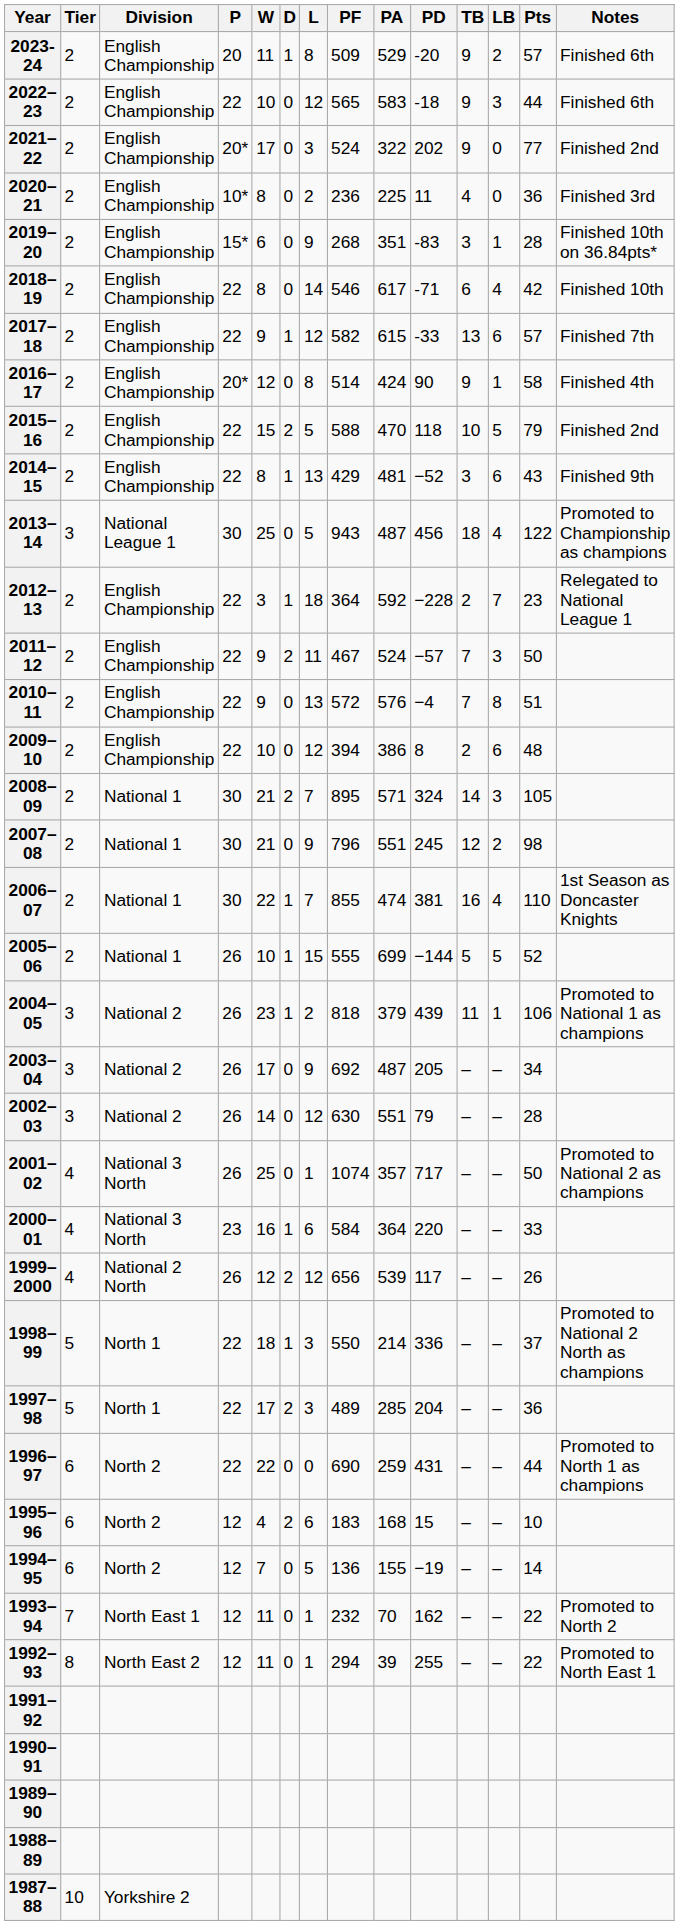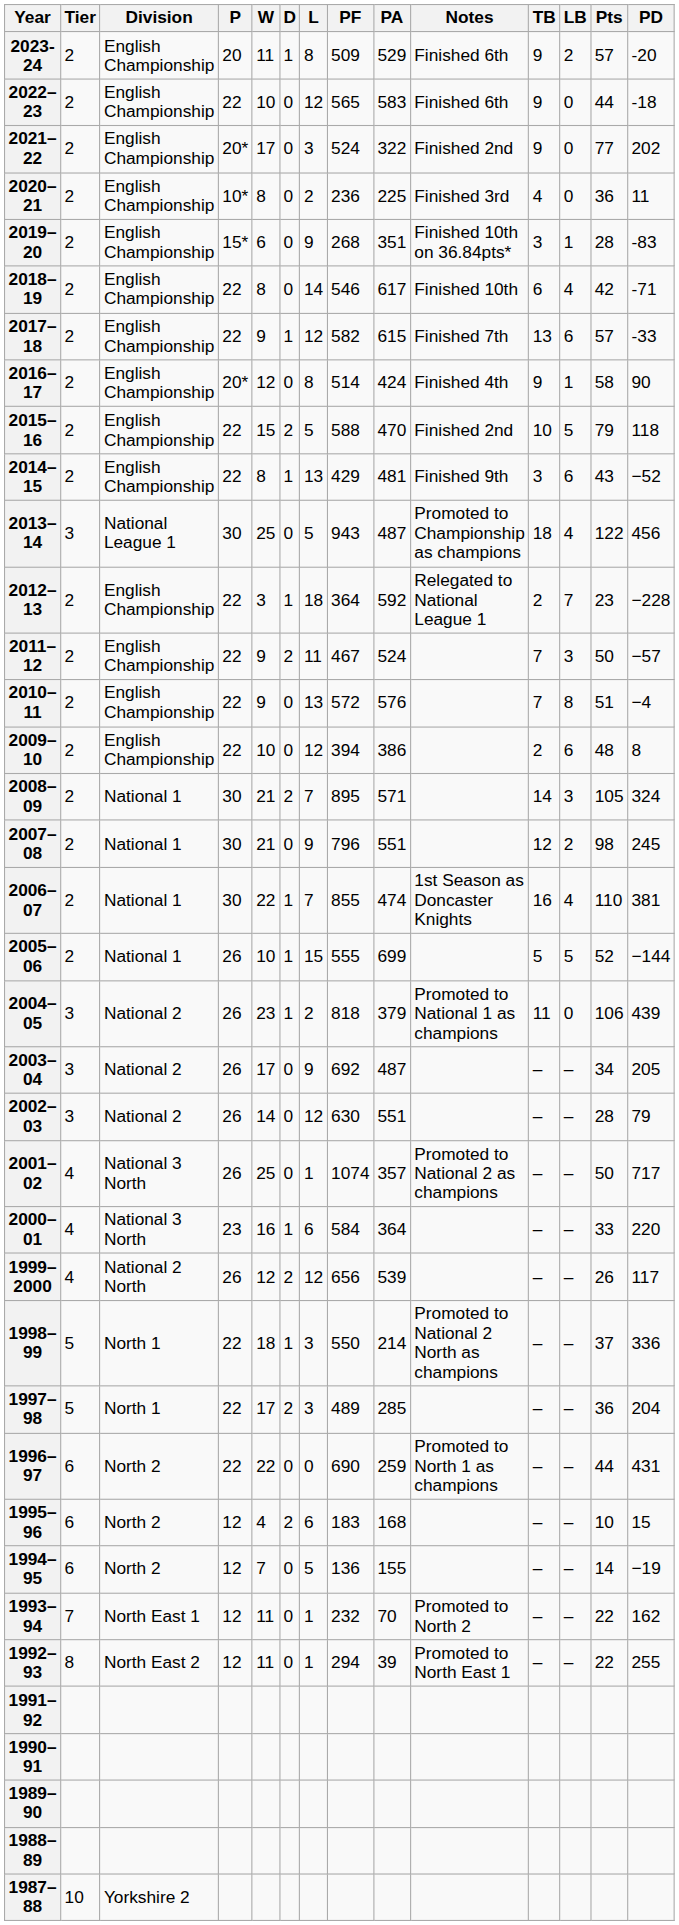columns swapped: (434, 18) <-> (615, 18)
(497, 102) 3 -> (569, 102) 0
(497, 1013) 1 -> (569, 1013) 0
